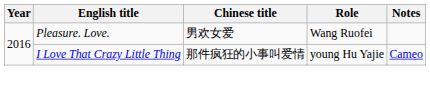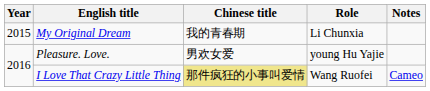+ row: (83, 33)
(341, 33) Wang Ruofei -> (347, 54) young Hu Yajie
(245, 54) no background -> (245, 75) khaki background
(347, 54) young Hu Yajie -> (341, 75) Wang Ruofei
